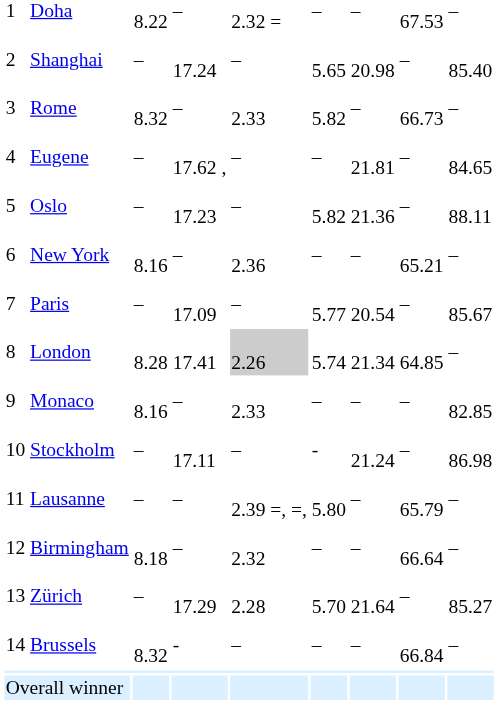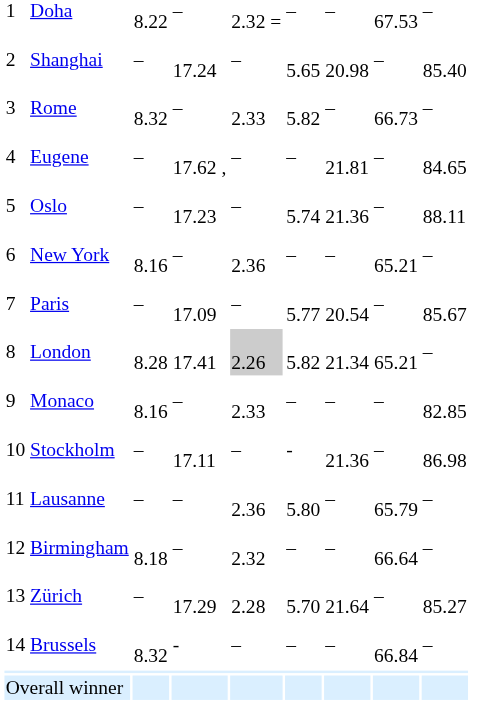(329, 216) 5.82 -> (303, 216) 5.74
(329, 363) 5.74 -> (303, 363) 5.82
(422, 363) 64.85 -> (396, 363) 65.21
(373, 460) 21.24 -> (347, 460) 21.36
(269, 509) 2.39 =, =, -> (248, 509) 2.36
